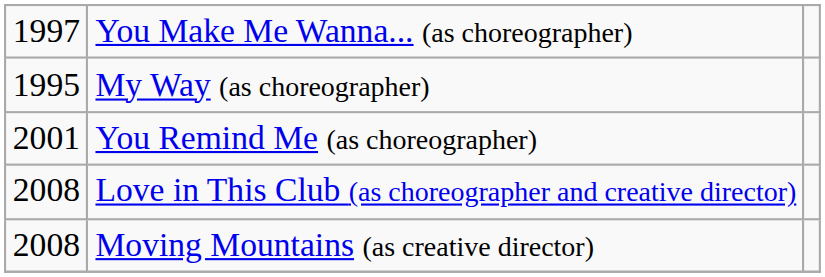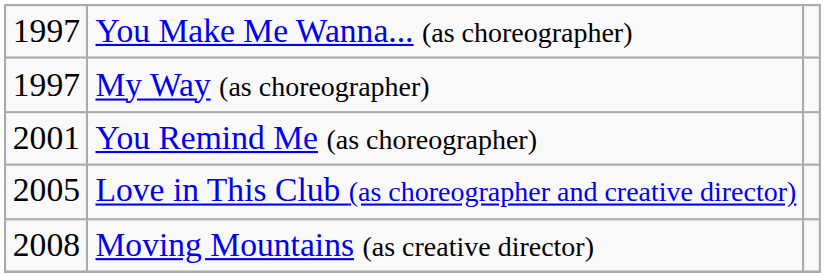(46, 84) 1995 -> (46, 84) 1997
(46, 191) 2008 -> (46, 191) 2005
